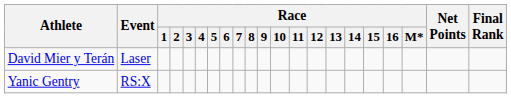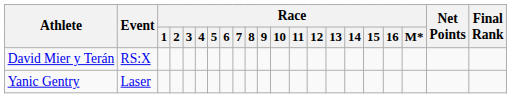(136, 59) Laser -> (136, 59) RS:X
(136, 81) RS:X -> (136, 81) Laser
